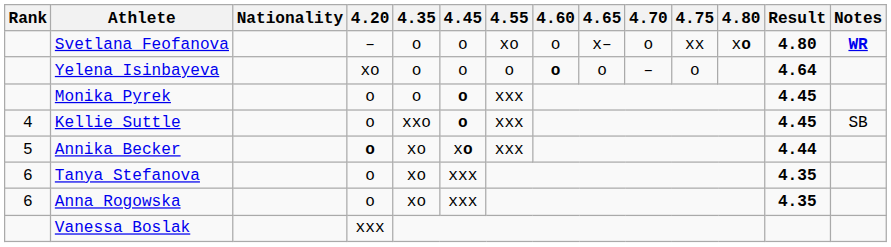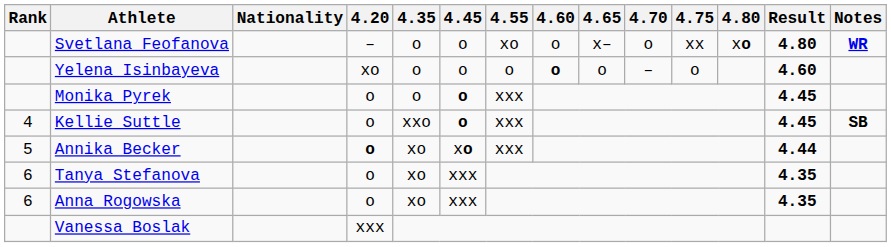(797, 70) 4.64 -> (797, 70) 4.60
(858, 123) normal -> (858, 123) bold
